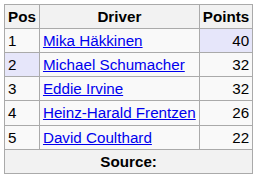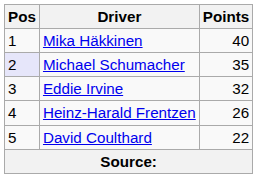(241, 41) lavender background -> (241, 41) no background
(241, 65) 32 -> (241, 65) 35
